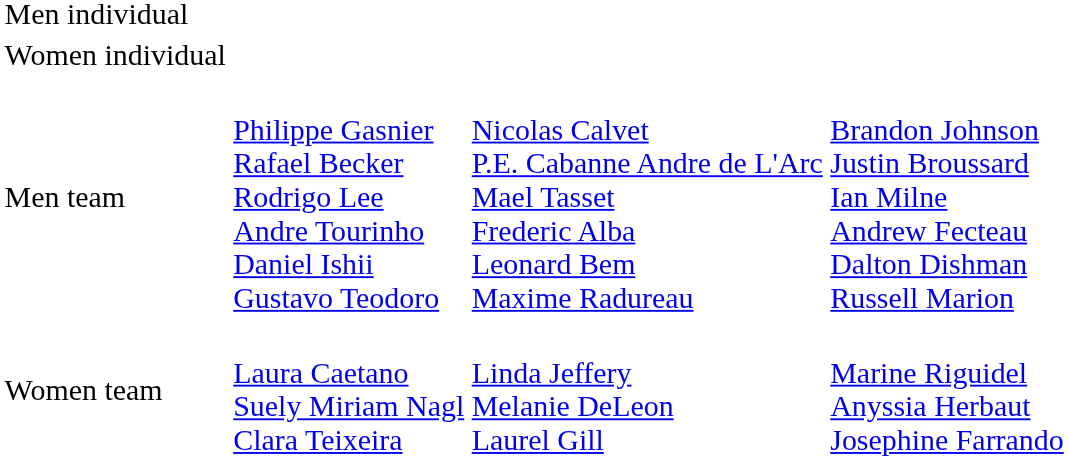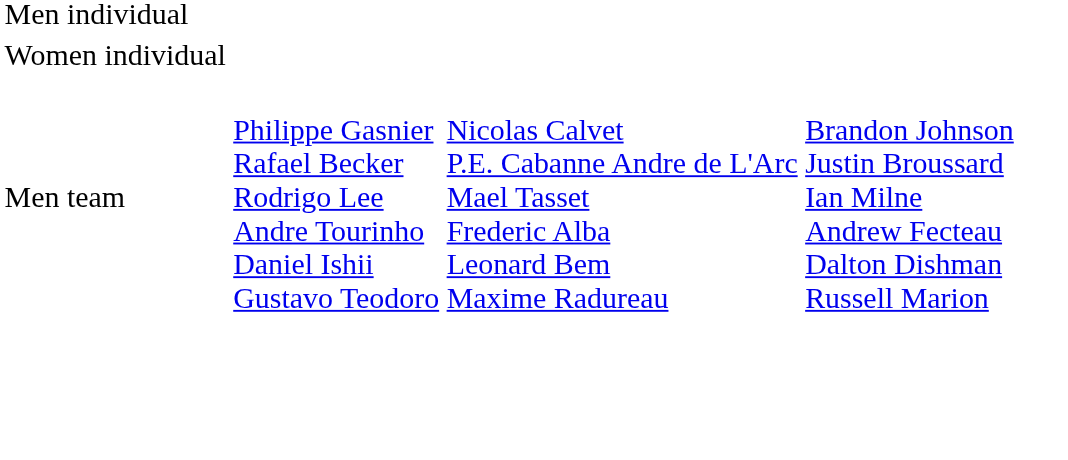- row: (84, 389)
